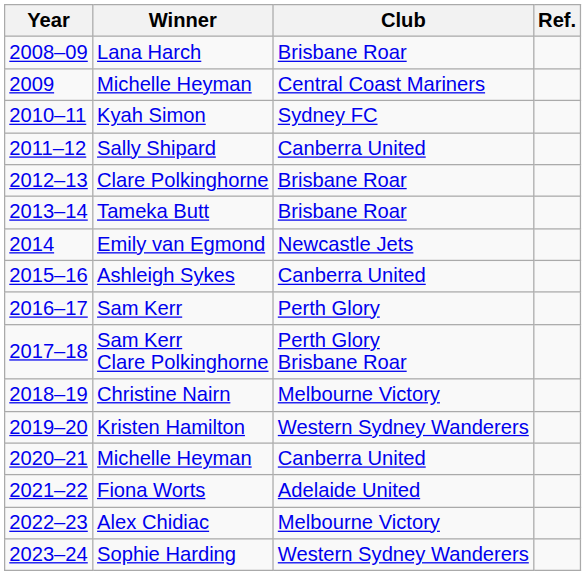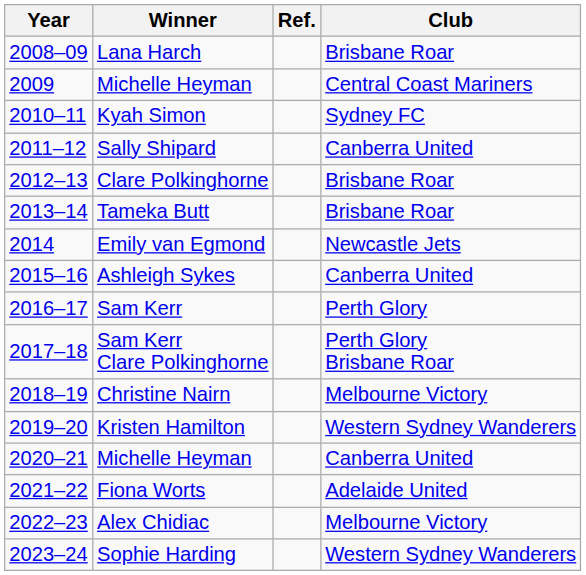columns swapped: (403, 20) <-> (557, 20)
